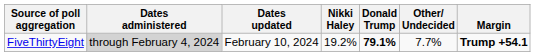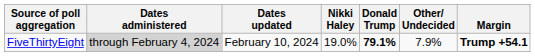(340, 43) 19.2% -> (340, 43) 19.0%
(428, 43) 7.7% -> (428, 43) 7.9%
